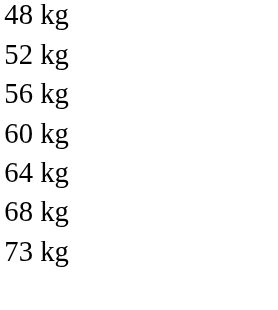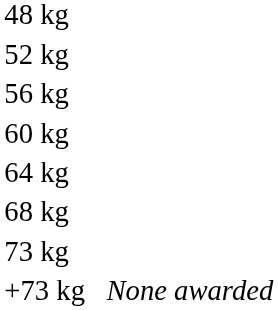+ row: (45, 290)
